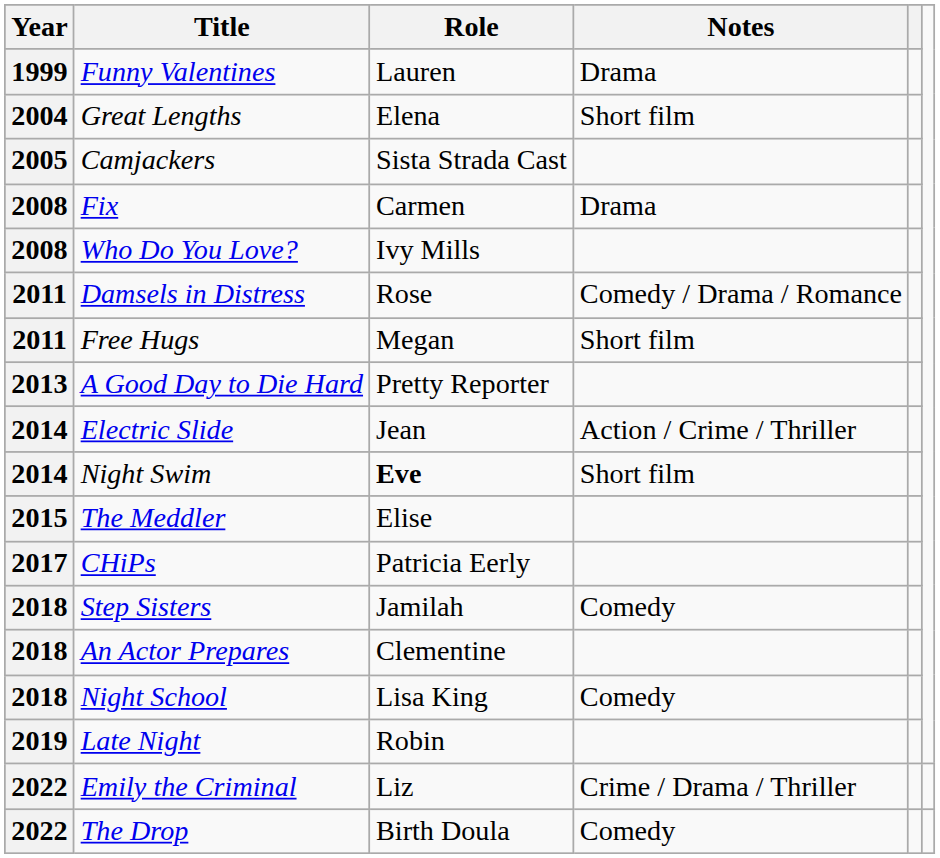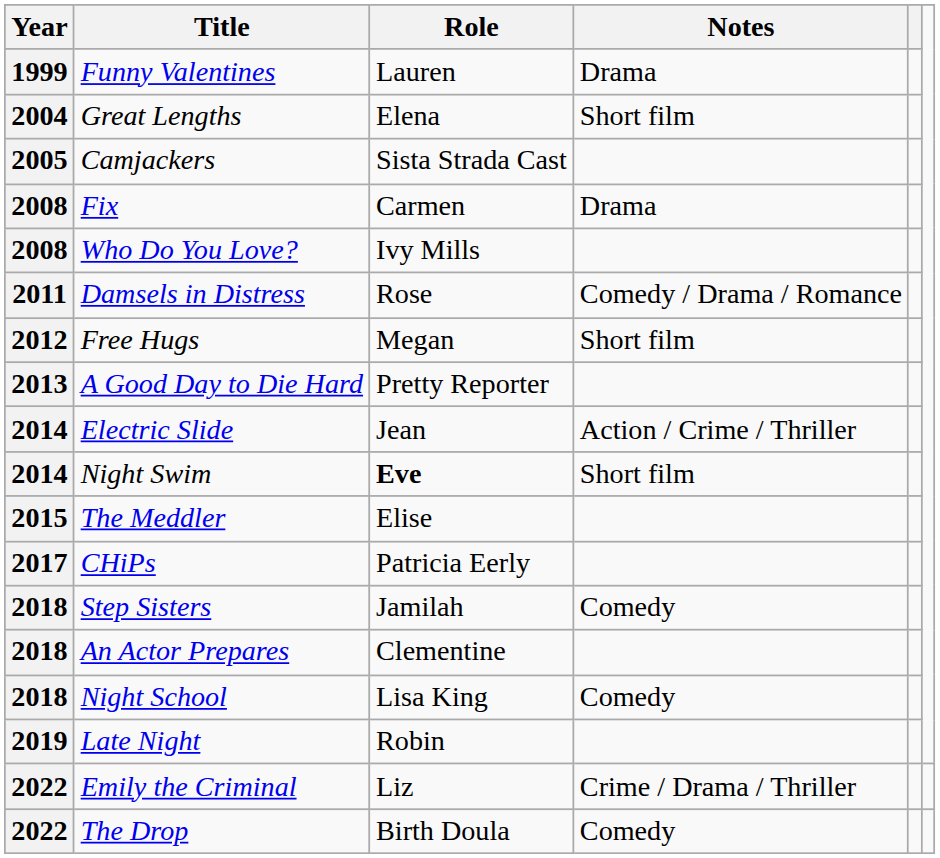(40, 339) 2011 -> (40, 339) 2012
